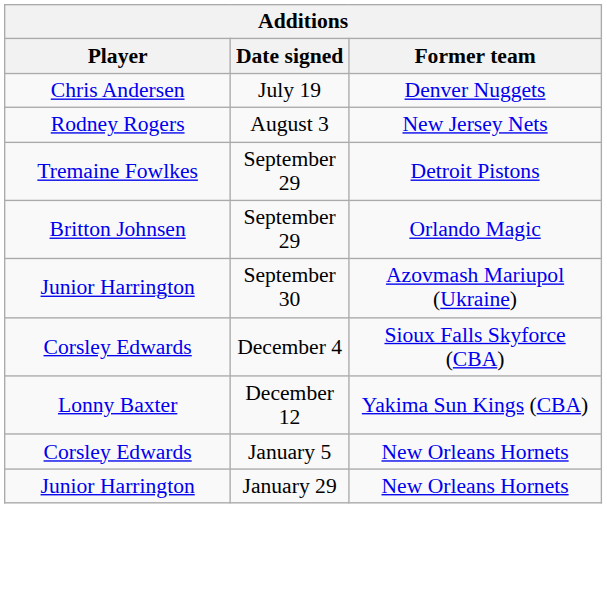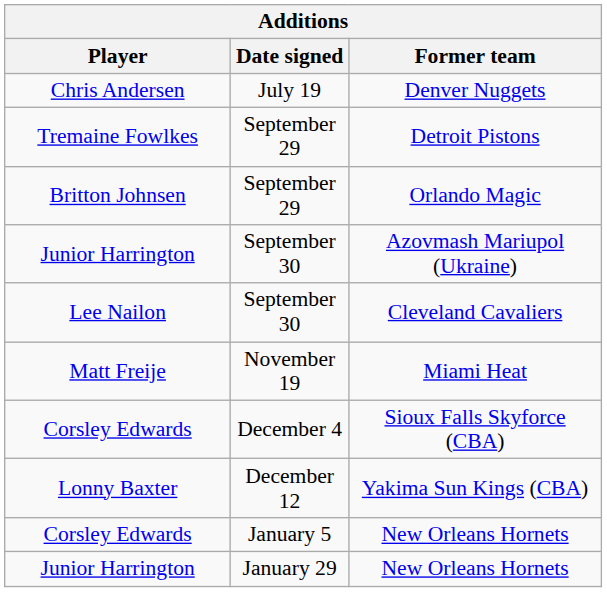- row: (118, 124)
+ row: (118, 312)
+ row: (118, 370)
